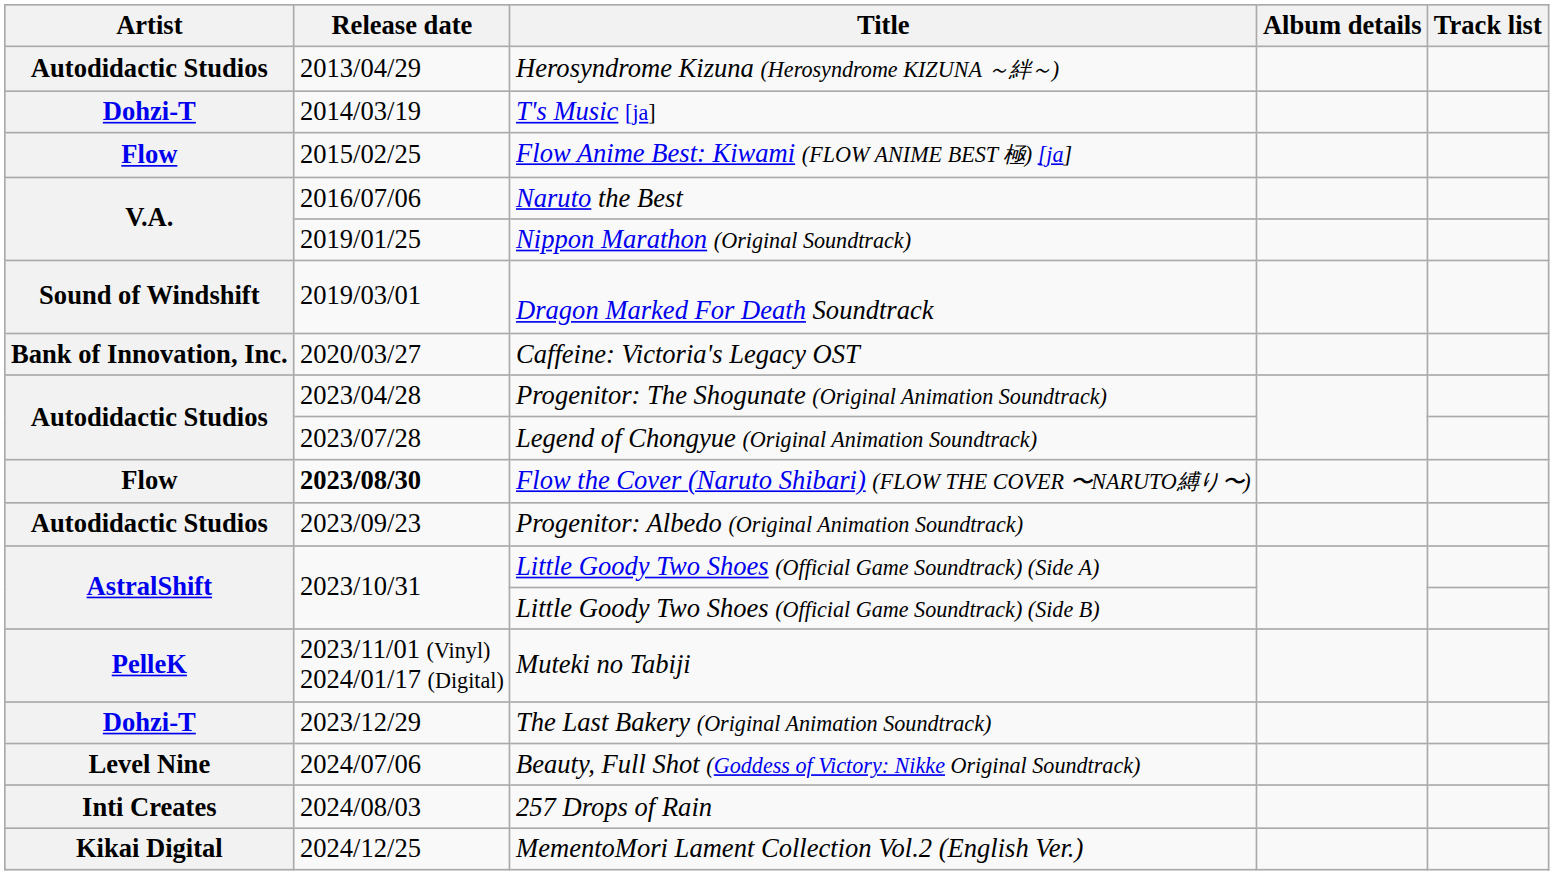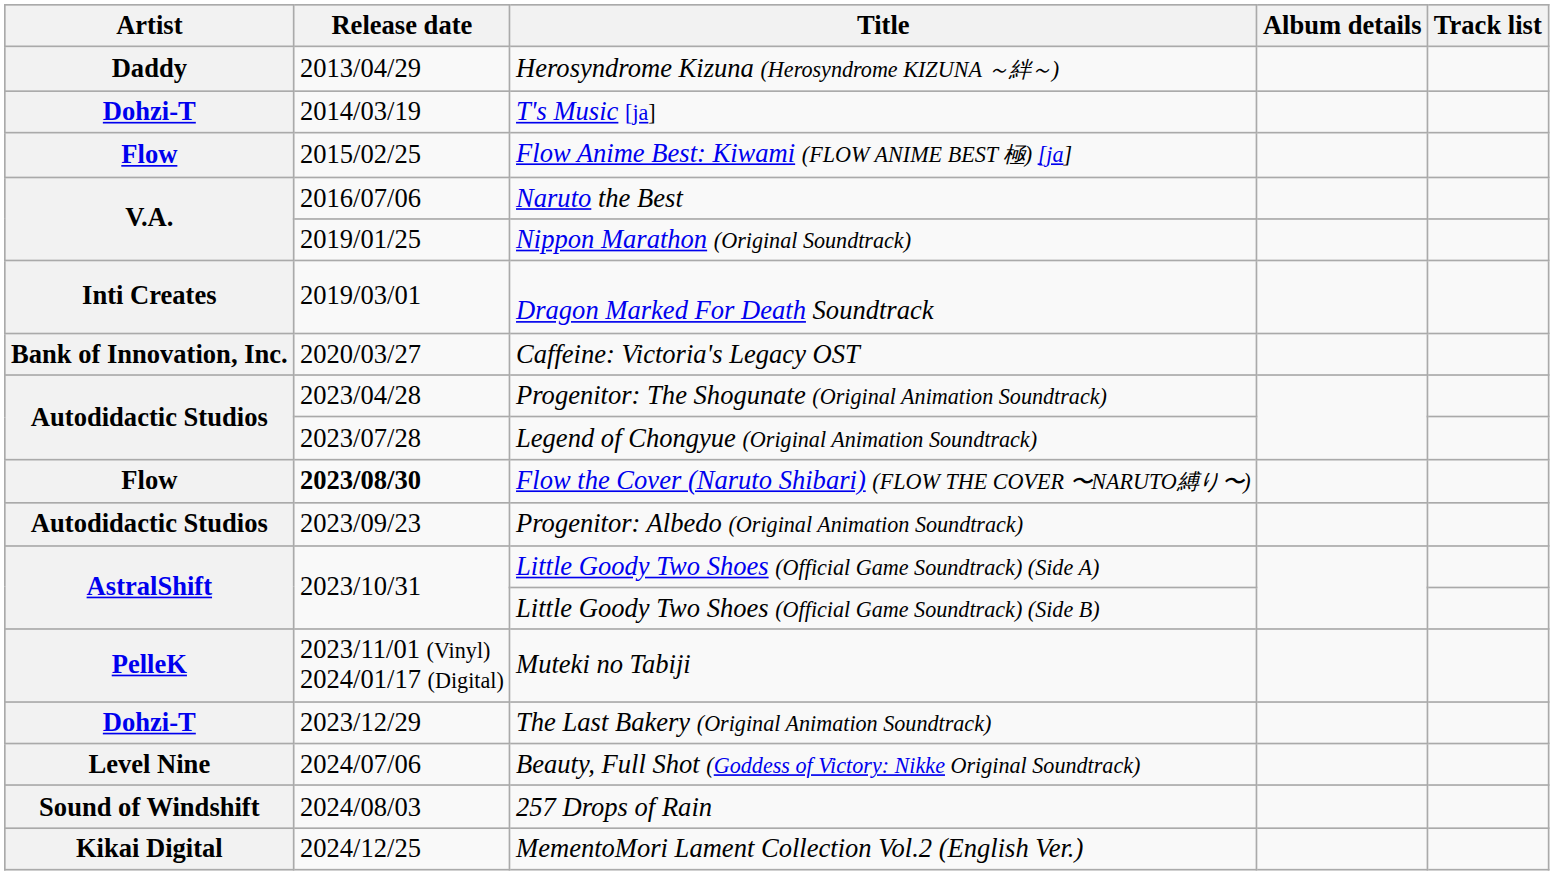(149, 68) Autodidactic Studios -> (149, 68) Daddy
(149, 296) Sound of Windshift -> (149, 296) Inti Creates
(149, 806) Inti Creates -> (149, 806) Sound of Windshift
